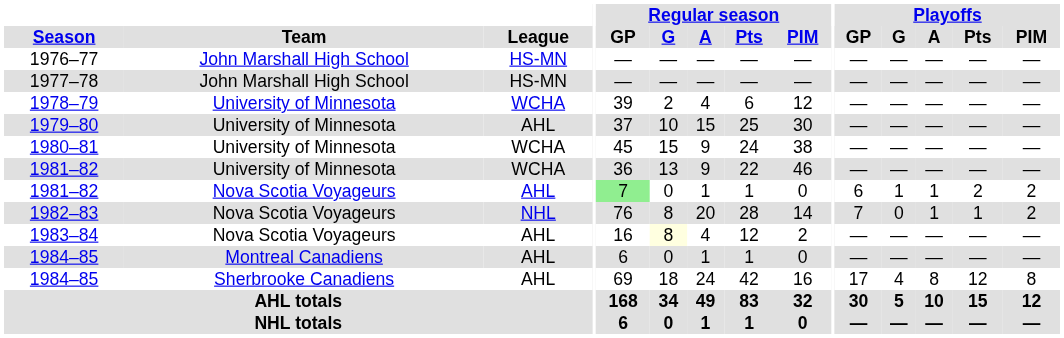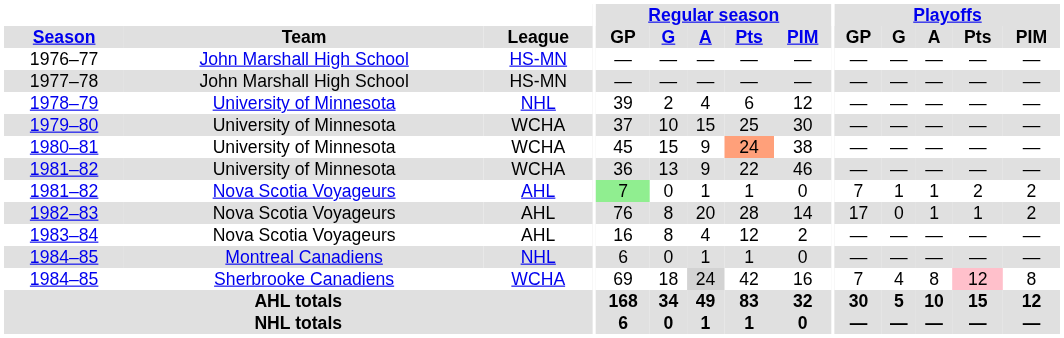(538, 102) WCHA -> (538, 102) NHL
(538, 124) AHL -> (538, 124) WCHA
(749, 146) no background -> (749, 146) lightsalmon background
(858, 190) 6 -> (858, 190) 7
(538, 212) NHL -> (538, 212) AHL
(858, 212) 7 -> (858, 212) 17
(668, 234) lightyellow background -> (668, 234) no background
(538, 256) AHL -> (538, 256) NHL
(538, 278) AHL -> (538, 278) WCHA
(705, 278) no background -> (705, 278) lightgrey background
(858, 278) 17 -> (858, 278) 7
(978, 278) no background -> (978, 278) pink background
